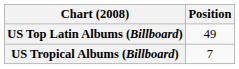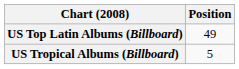(210, 53) 7 -> (210, 53) 5
